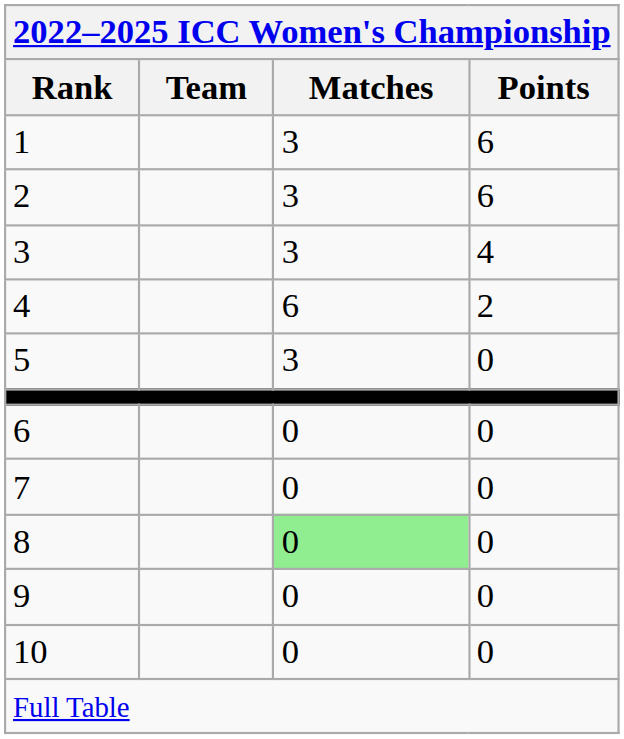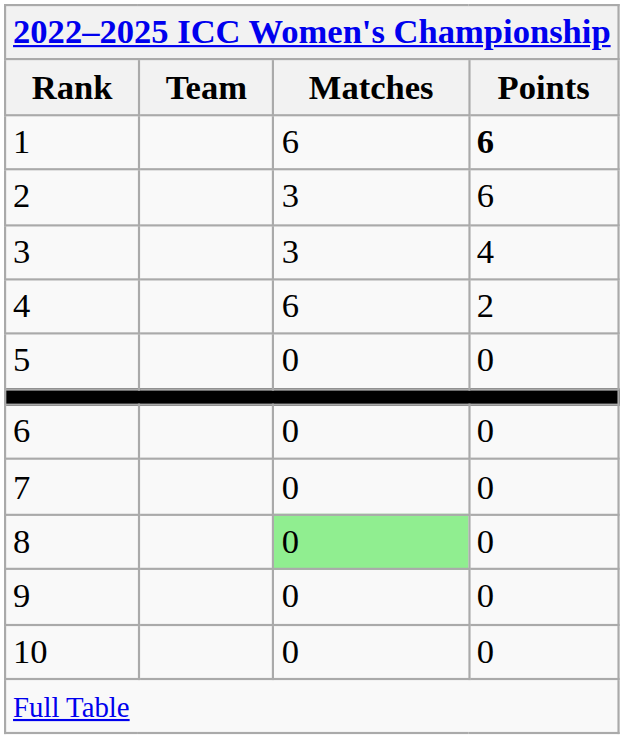(290, 141) 3 -> (290, 141) 6
(485, 141) normal -> (485, 141) bold
(290, 360) 3 -> (290, 360) 0
